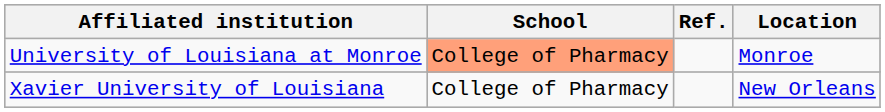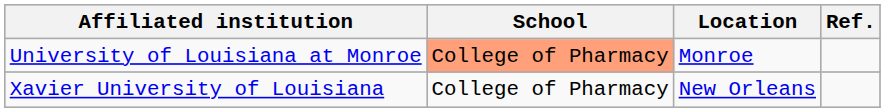columns swapped: (807, 22) <-> (704, 22)
